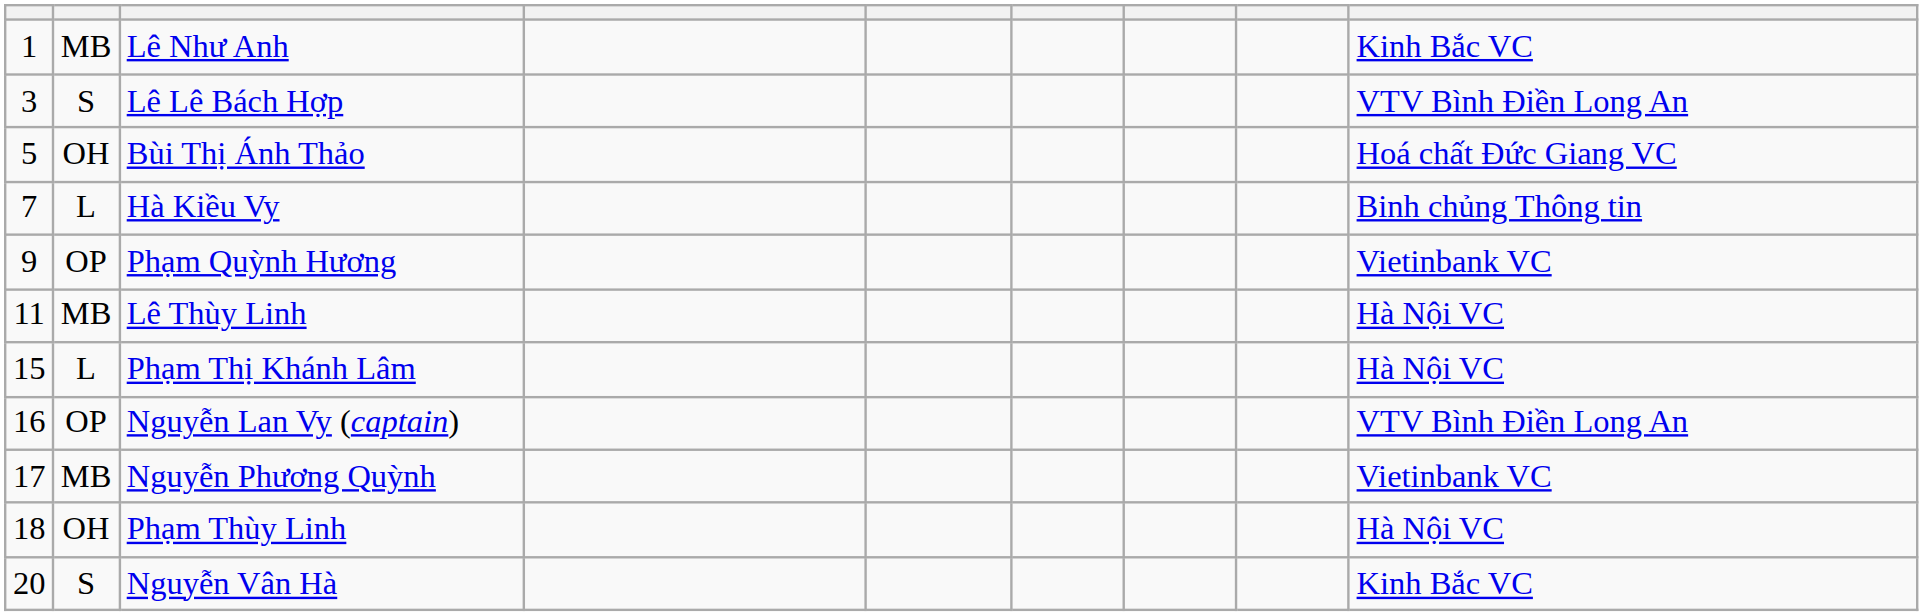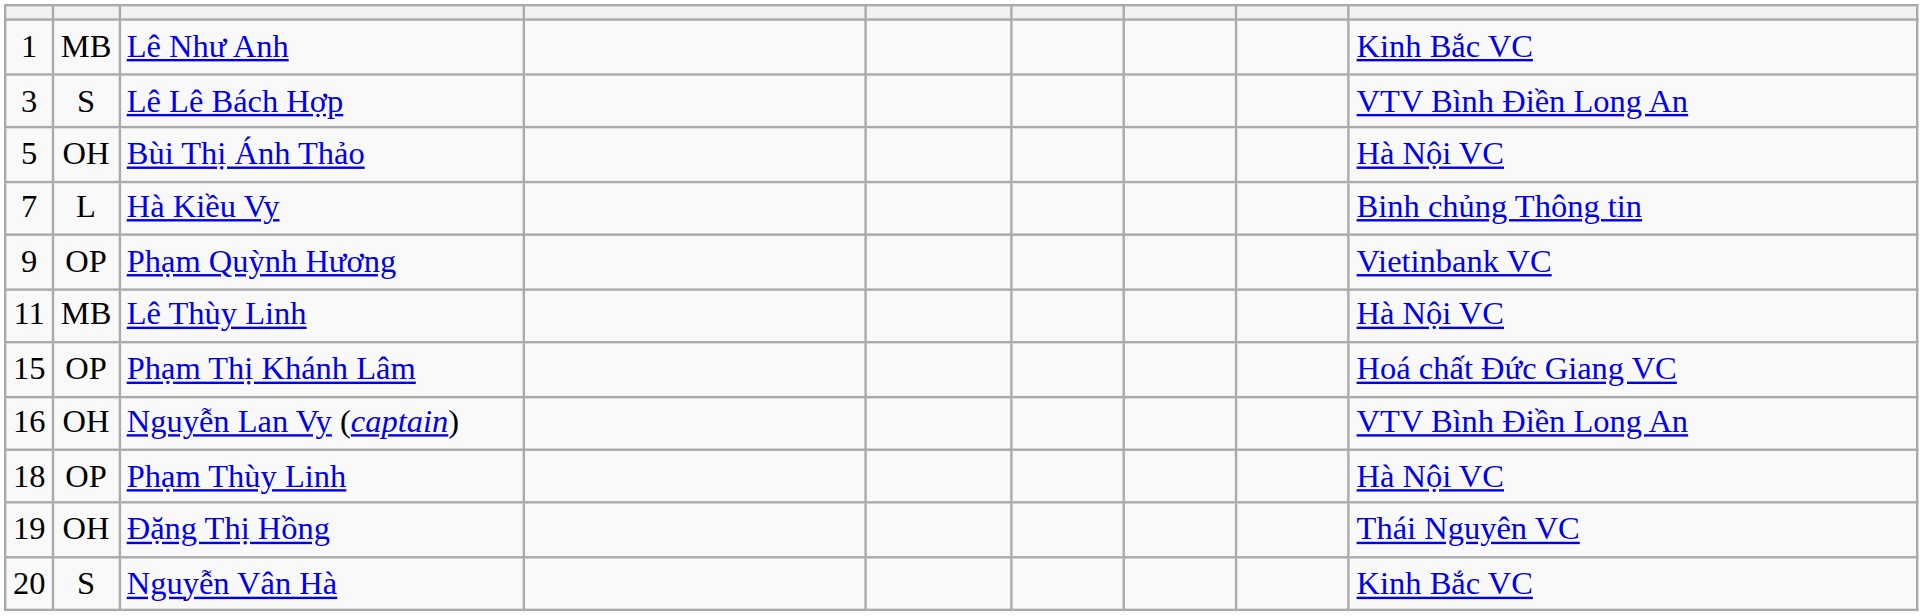(1517, 153) Hoá chất Đức Giang VC -> (1430, 153) Hà Nội VC
(86, 368) L -> (86, 368) OP
(1430, 368) Hà Nội VC -> (1517, 368) Hoá chất Đức Giang VC
(86, 421) OP -> (86, 421) OH
- row: (281, 475)
(86, 528) OH -> (86, 475) OP
+ row: (228, 528)
